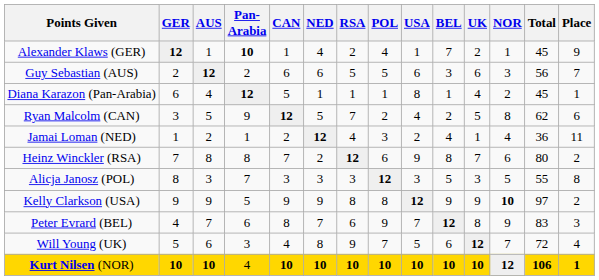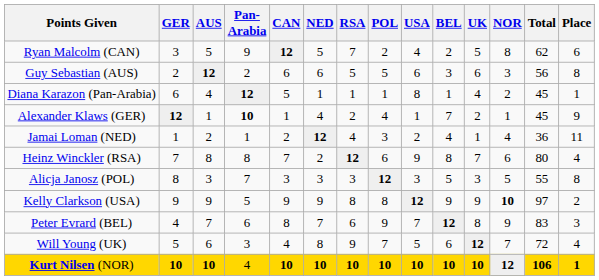rows swapped: (82, 51) <-> (82, 115)
(577, 73) 7 -> (577, 73) 8
(577, 158) 2 -> (577, 158) 4
